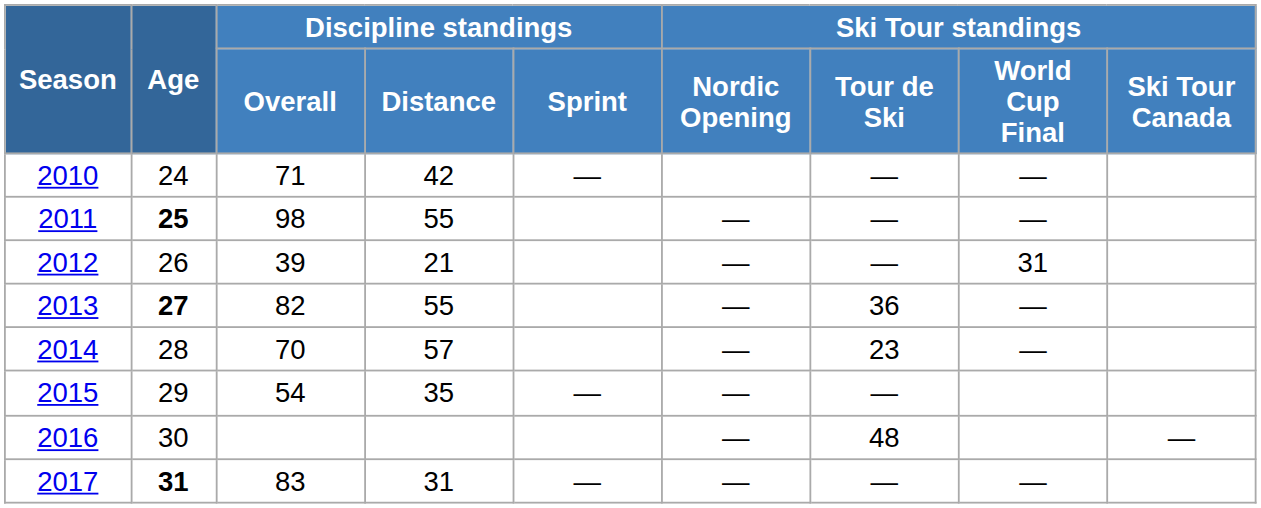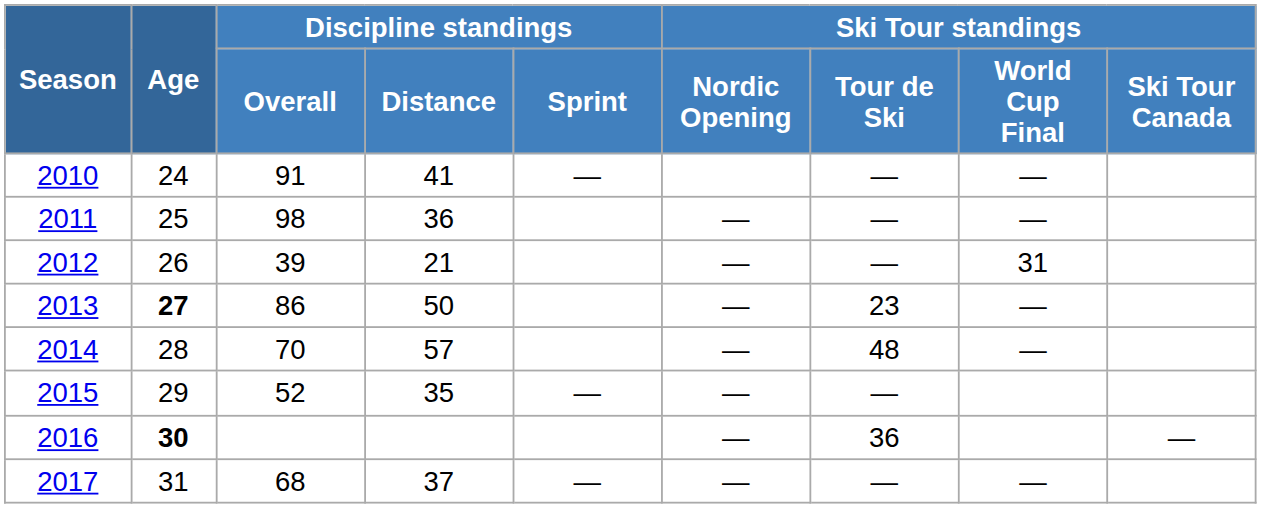(290, 176) 71 -> (290, 176) 91
(439, 176) 42 -> (439, 176) 41
(173, 219) bold -> (173, 219) normal
(439, 219) 55 -> (439, 219) 36
(290, 306) 82 -> (290, 306) 86
(439, 306) 55 -> (439, 306) 50
(884, 306) 36 -> (884, 306) 23
(884, 350) 23 -> (884, 350) 48
(290, 393) 54 -> (290, 393) 52
(173, 437) normal -> (173, 437) bold
(884, 437) 48 -> (884, 437) 36
(173, 480) bold -> (173, 480) normal
(290, 480) 83 -> (290, 480) 68
(439, 480) 31 -> (439, 480) 37
